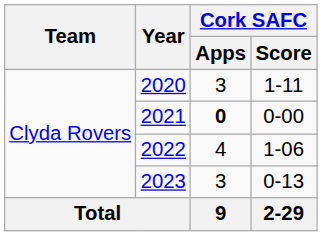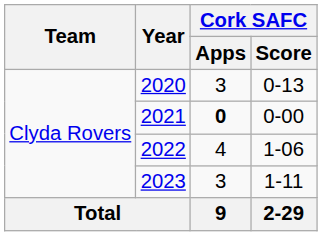(284, 85) 1-11 -> (284, 85) 0-13
(284, 181) 0-13 -> (284, 181) 1-11
